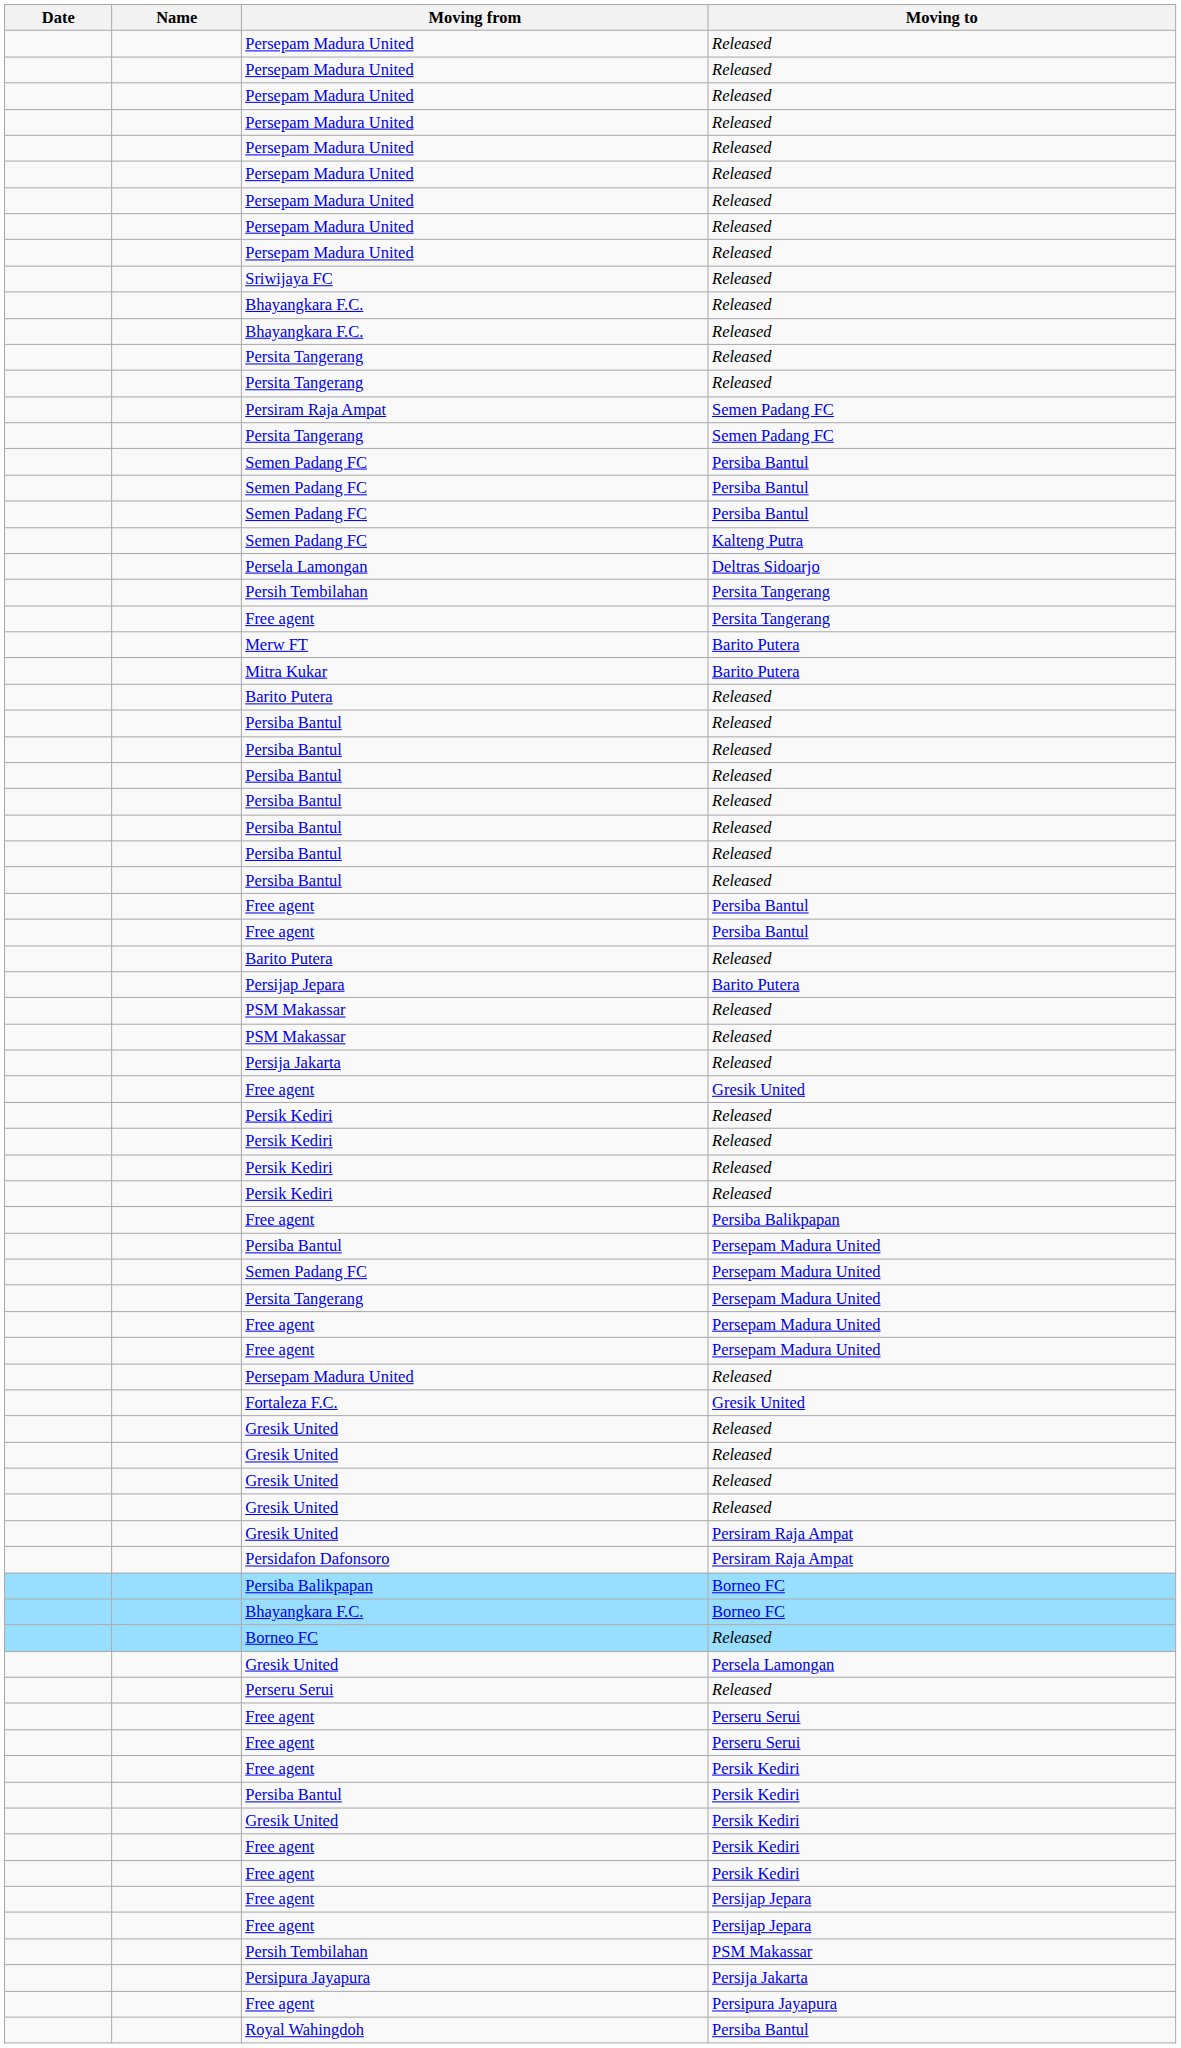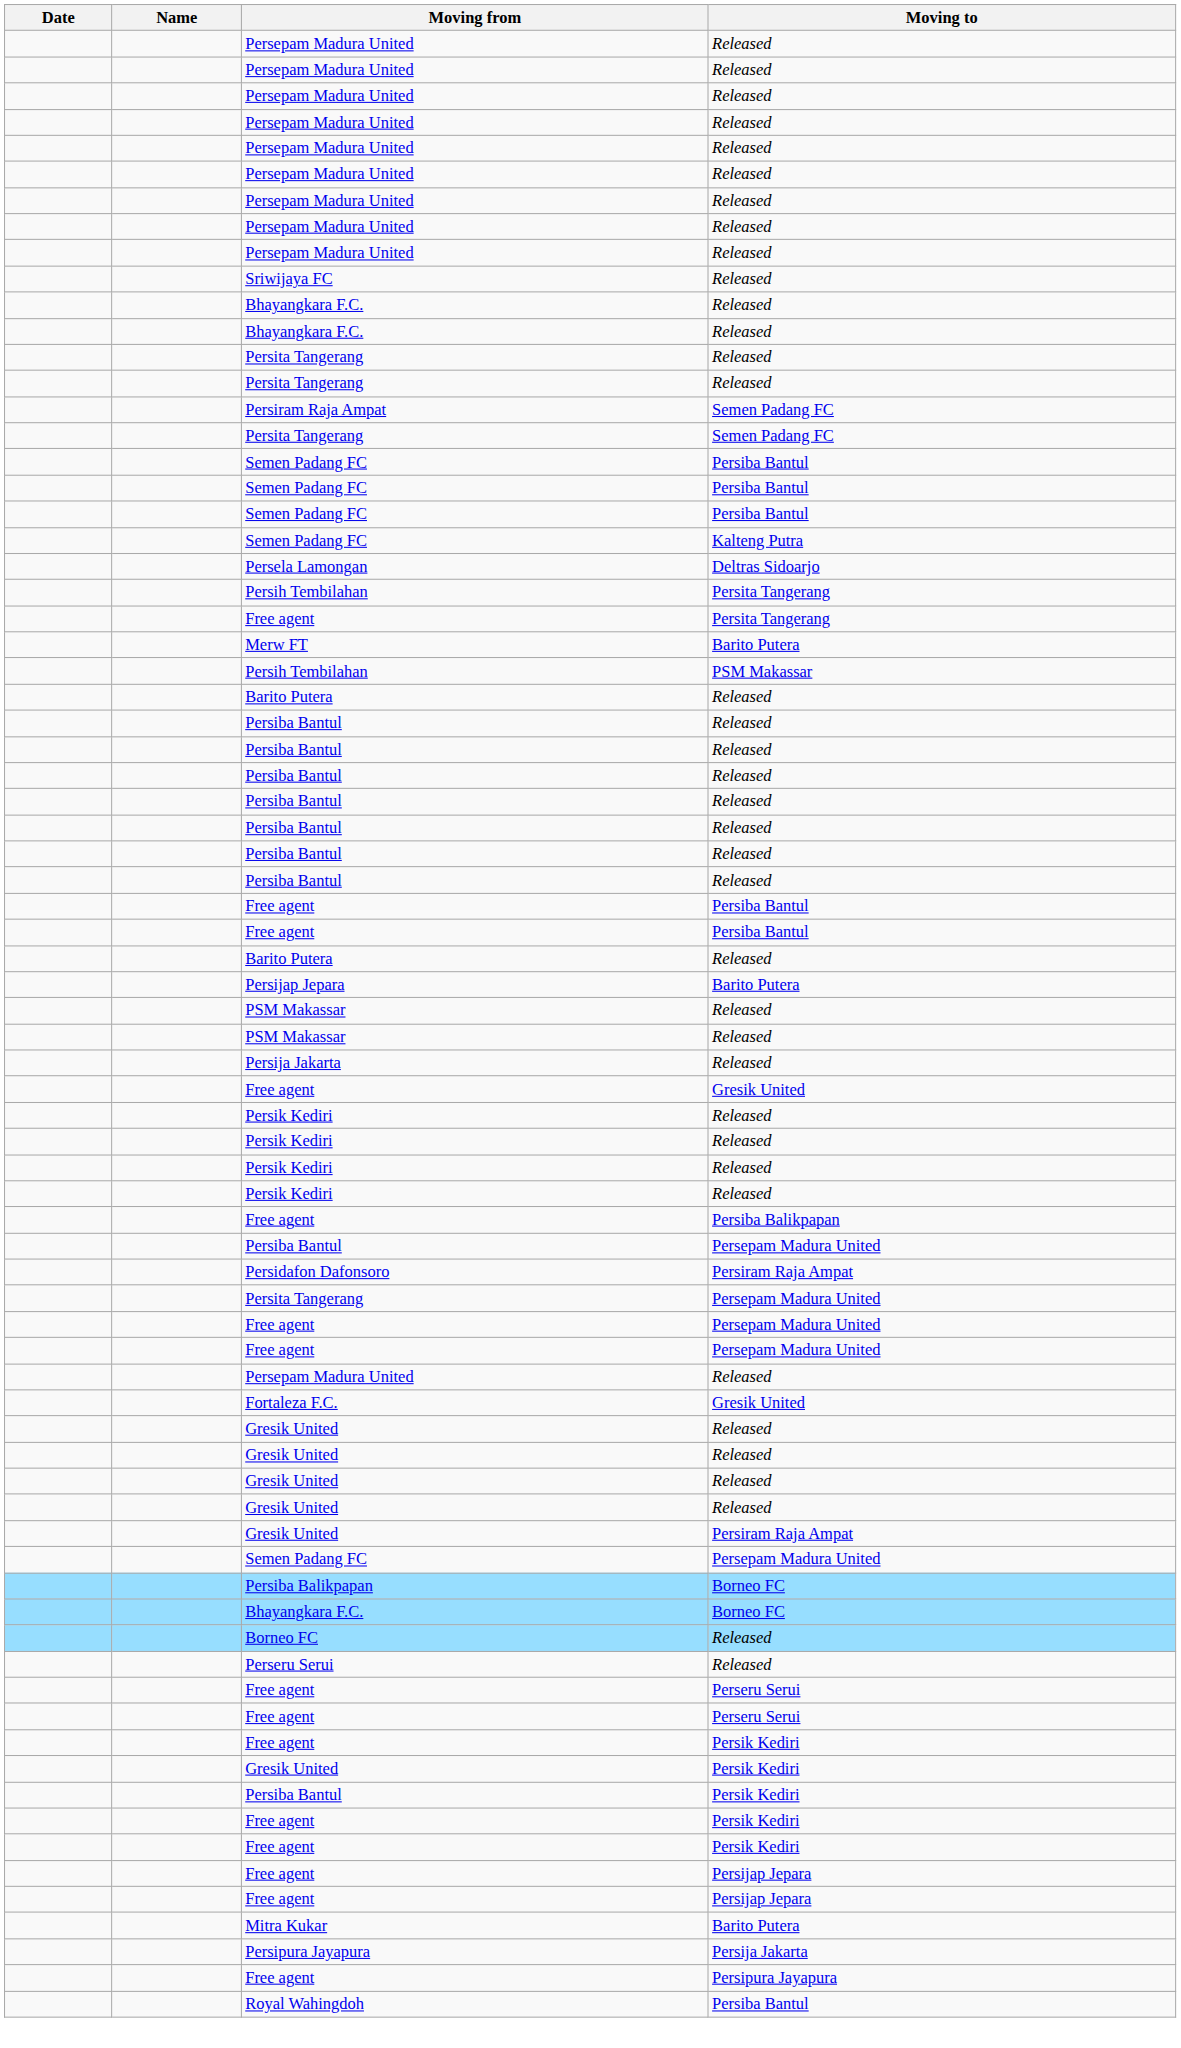rows swapped: (286, 670) <-> (307, 1951)
rows swapped: (306, 1272) <-> (317, 1559)
- row: (292, 1664)
rows swapped: (294, 1794) <-> (292, 1820)
